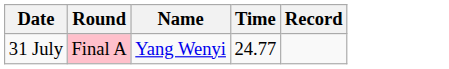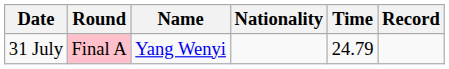+ column: (279, 19)
(255, 48) 24.77 -> (353, 48) 24.79
